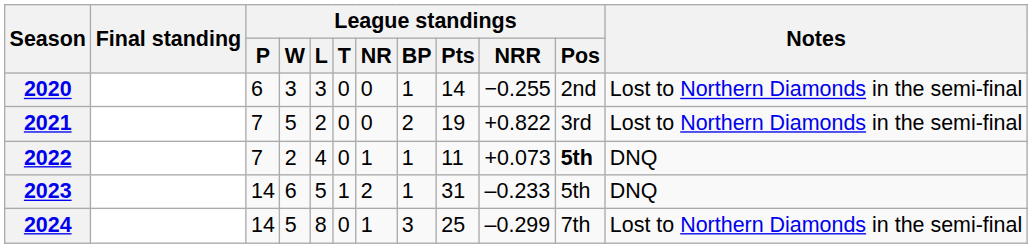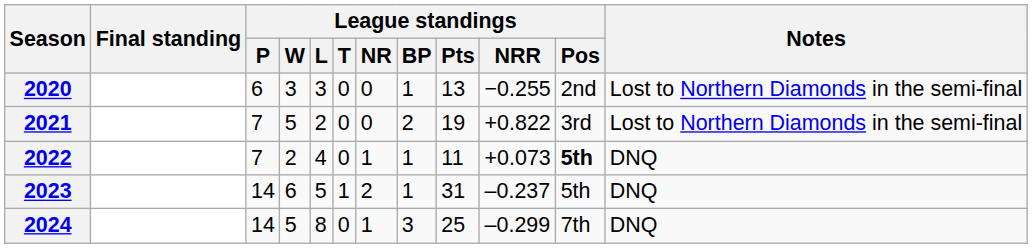(453, 89) 14 -> (453, 89) 13
(517, 191) –0.233 -> (517, 191) –0.237
(816, 225) Lost to Northern Diamonds in the semi-final -> (634, 225) DNQ
